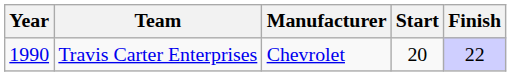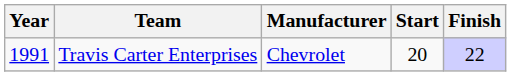(29, 54) 1990 -> (29, 54) 1991
